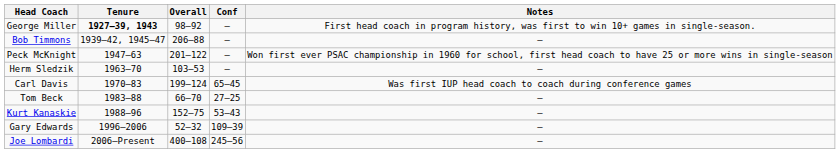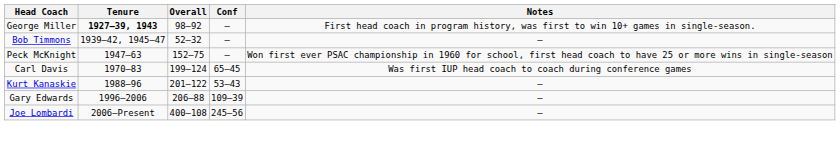(188, 40) 206–88 -> (188, 40) 52–32
(188, 55) 201–122 -> (188, 55) 152–75
- row: (41, 69)
- row: (41, 98)
(188, 112) 152–75 -> (188, 84) 201–122
(188, 127) 52–32 -> (188, 98) 206–88
